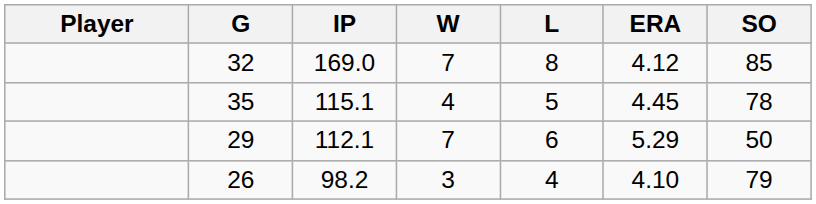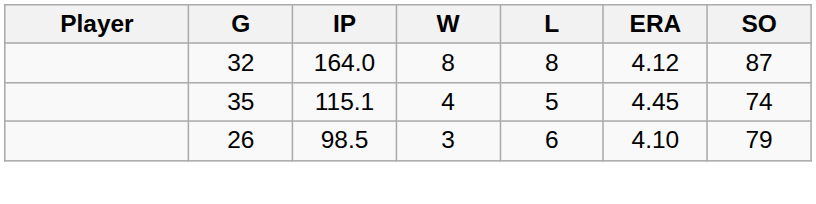(344, 62) 169.0 -> (344, 62) 164.0
(448, 62) 7 -> (448, 62) 8
(759, 62) 85 -> (759, 62) 87
(759, 101) 78 -> (759, 101) 74
- row: (241, 140)
(344, 179) 98.2 -> (344, 140) 98.5
(552, 179) 4 -> (552, 140) 6
